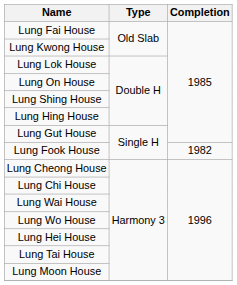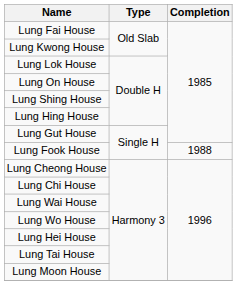(200, 151) 1982 -> (200, 151) 1988
